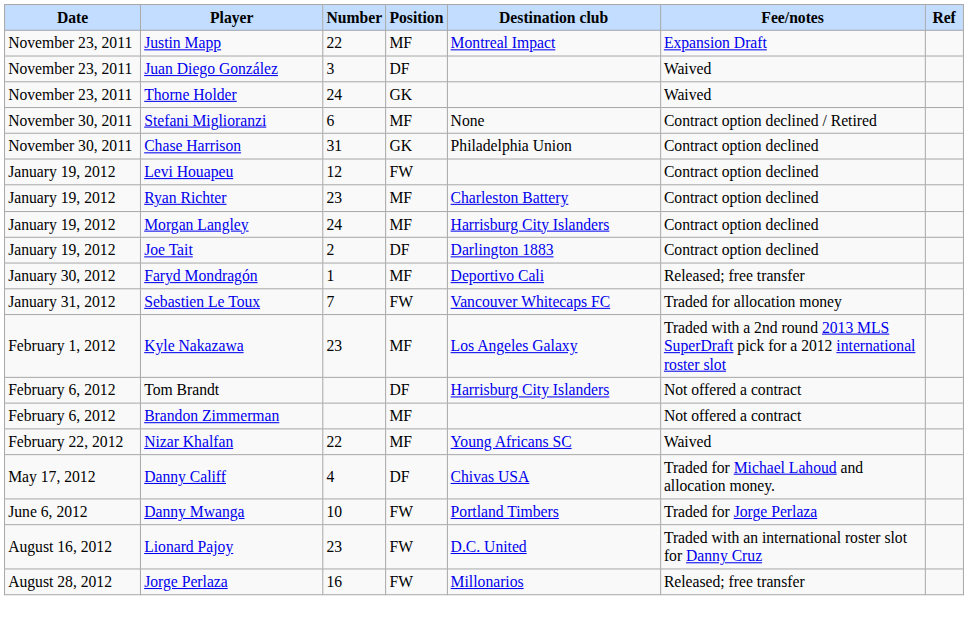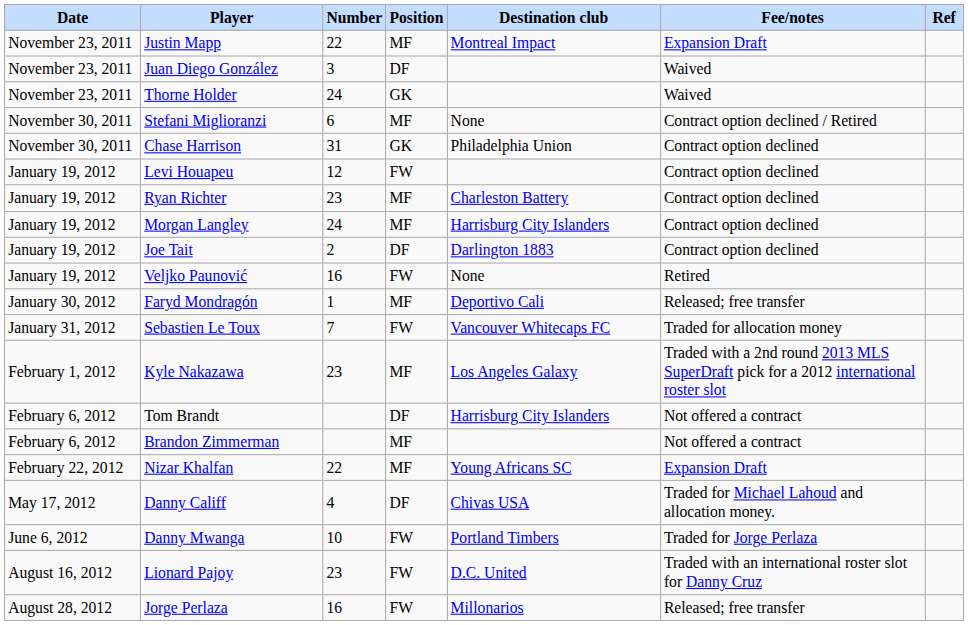+ row: (196, 275)
(688, 441) Waived -> (715, 467) Expansion Draft
